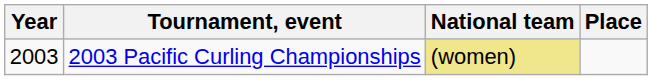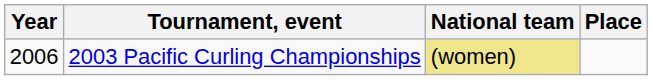(34, 56) 2003 -> (34, 56) 2006
